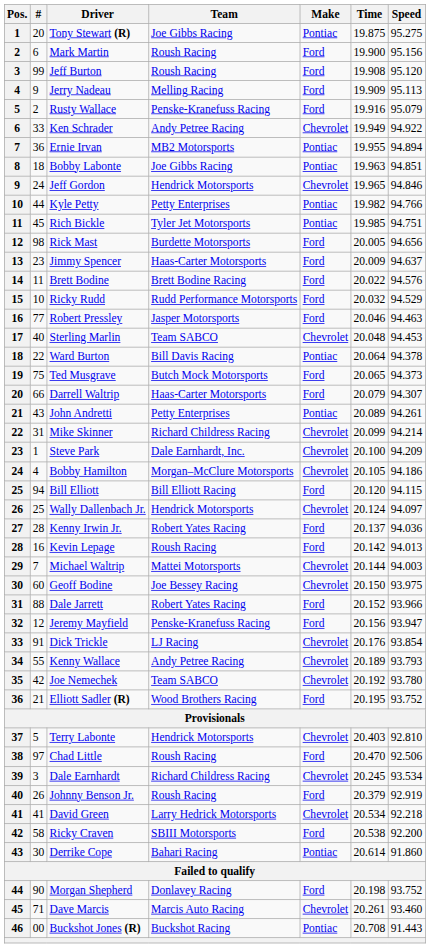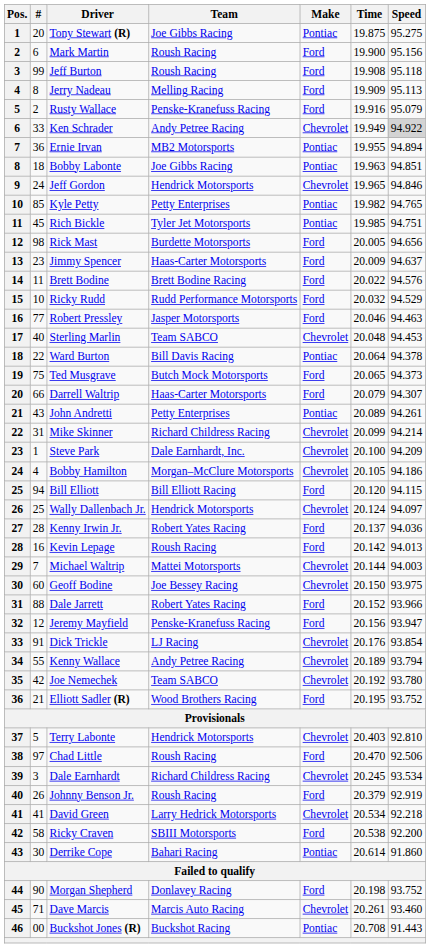(407, 71) 95.120 -> (406, 71) 95.118
(36, 90) 9 -> (36, 90) 8
(407, 128) no background -> (407, 128) lightgrey background
(38, 204) 44 -> (38, 204) 85
(407, 204) 94.766 -> (407, 204) 94.765
(407, 661) 93.793 -> (407, 661) 93.794
